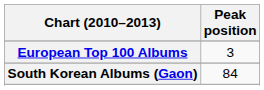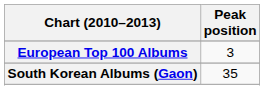(230, 73) 84 -> (230, 73) 35
